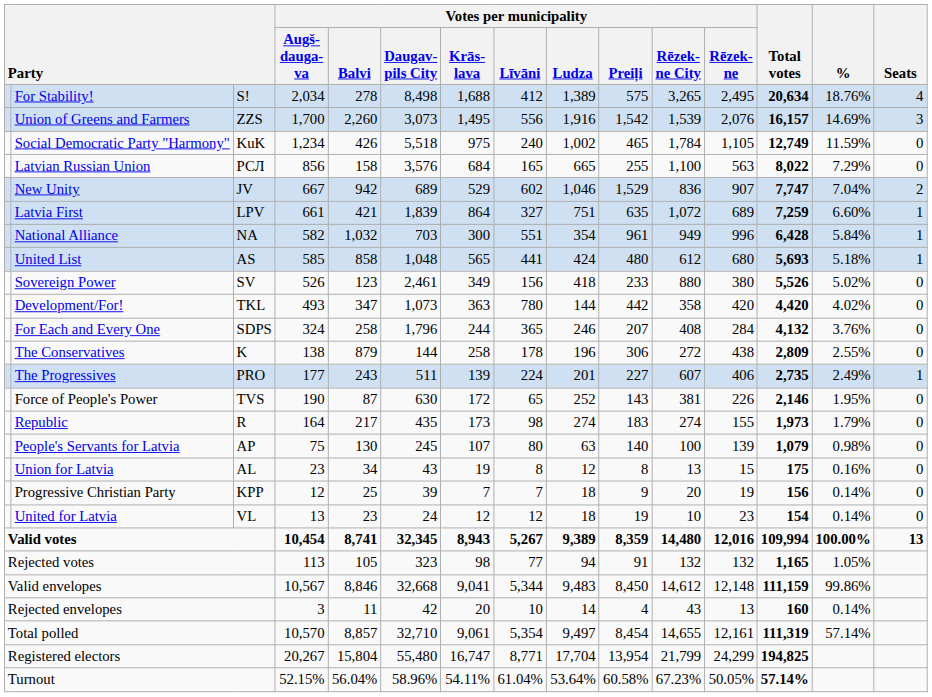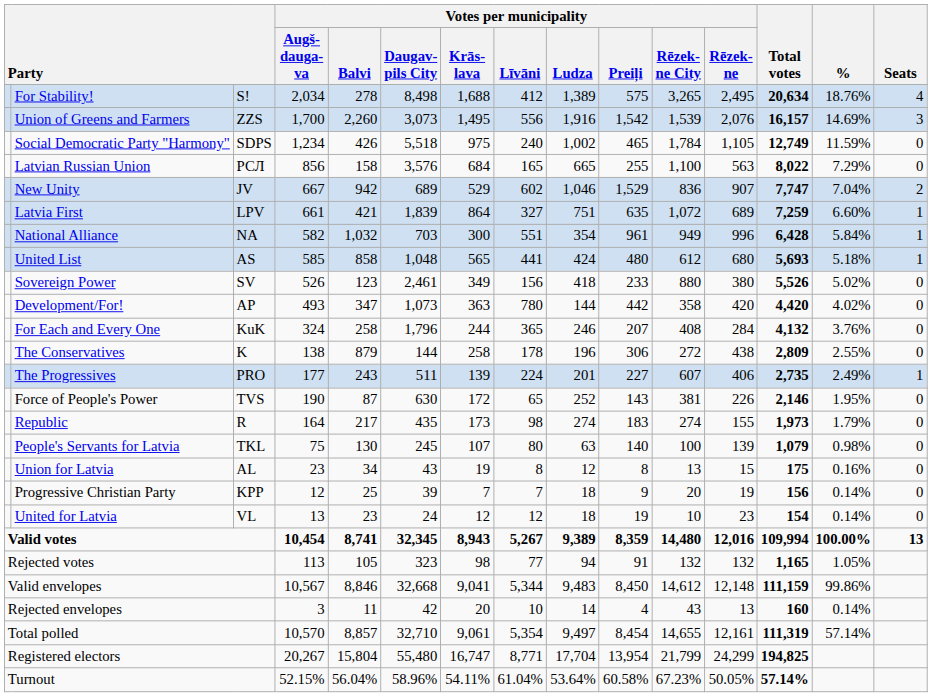(251, 142) KuK -> (254, 142) SDPS
(251, 306) TKL -> (246, 306) AP
(254, 329) SDPS -> (251, 329) KuK
(246, 446) AP -> (251, 446) TKL
